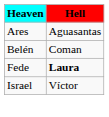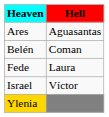(64, 67) bold -> (62, 67) normal
+ row: (22, 103)
